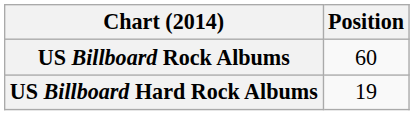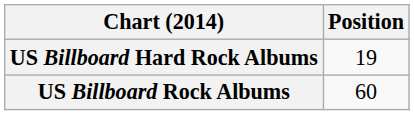rows swapped: (164, 92) <-> (164, 57)
